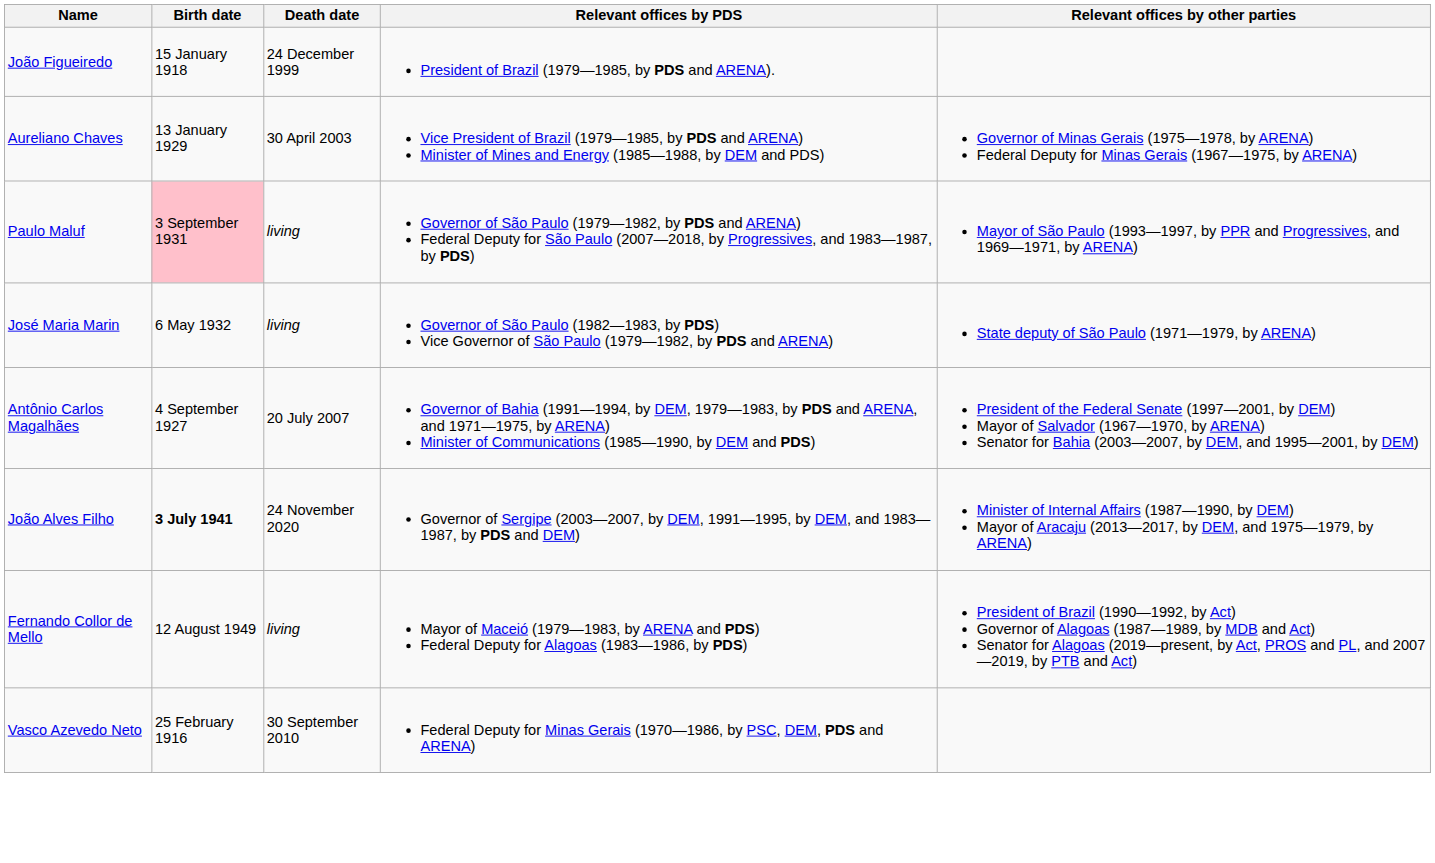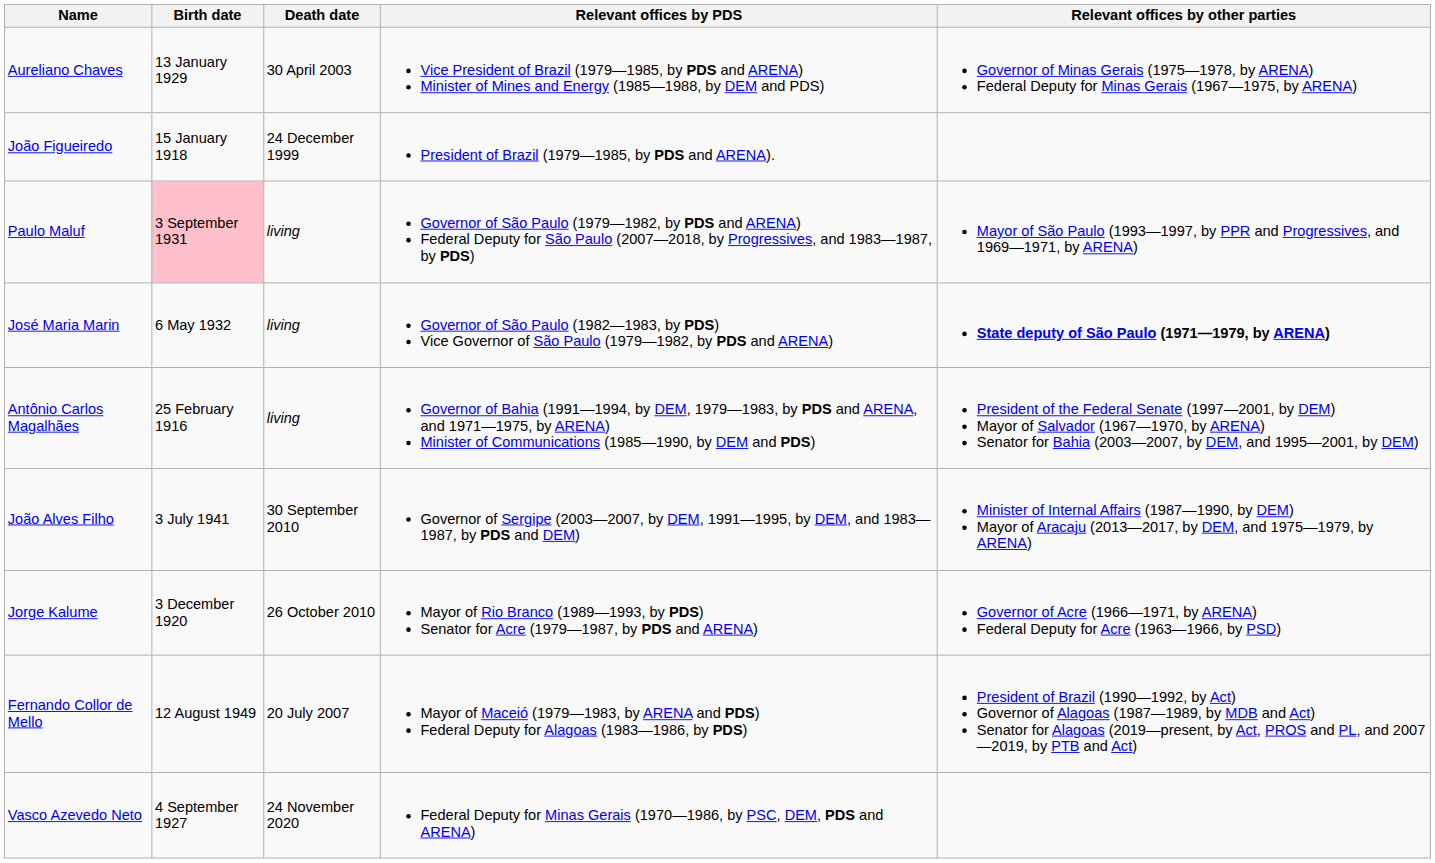rows swapped: (60, 61) <-> (65, 138)
(1184, 333) normal -> (1184, 333) bold
(197, 418) 4 September 1927 -> (194, 418) 25 February 1916
(308, 418) 20 July 2007 -> (283, 418) living
(194, 519) bold -> (192, 519) normal
(310, 519) 24 November 2020 -> (312, 519) 30 September 2010
+ row: (53, 612)
(283, 629) living -> (308, 714) 20 July 2007
(194, 730) 25 February 1916 -> (197, 815) 4 September 1927
(312, 730) 30 September 2010 -> (310, 815) 24 November 2020
